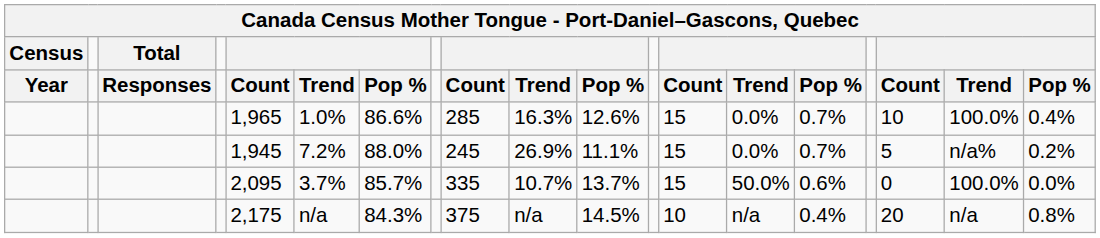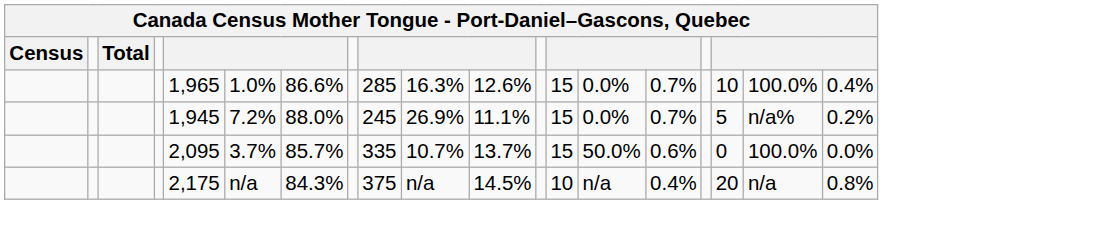- row: (46, 85)
